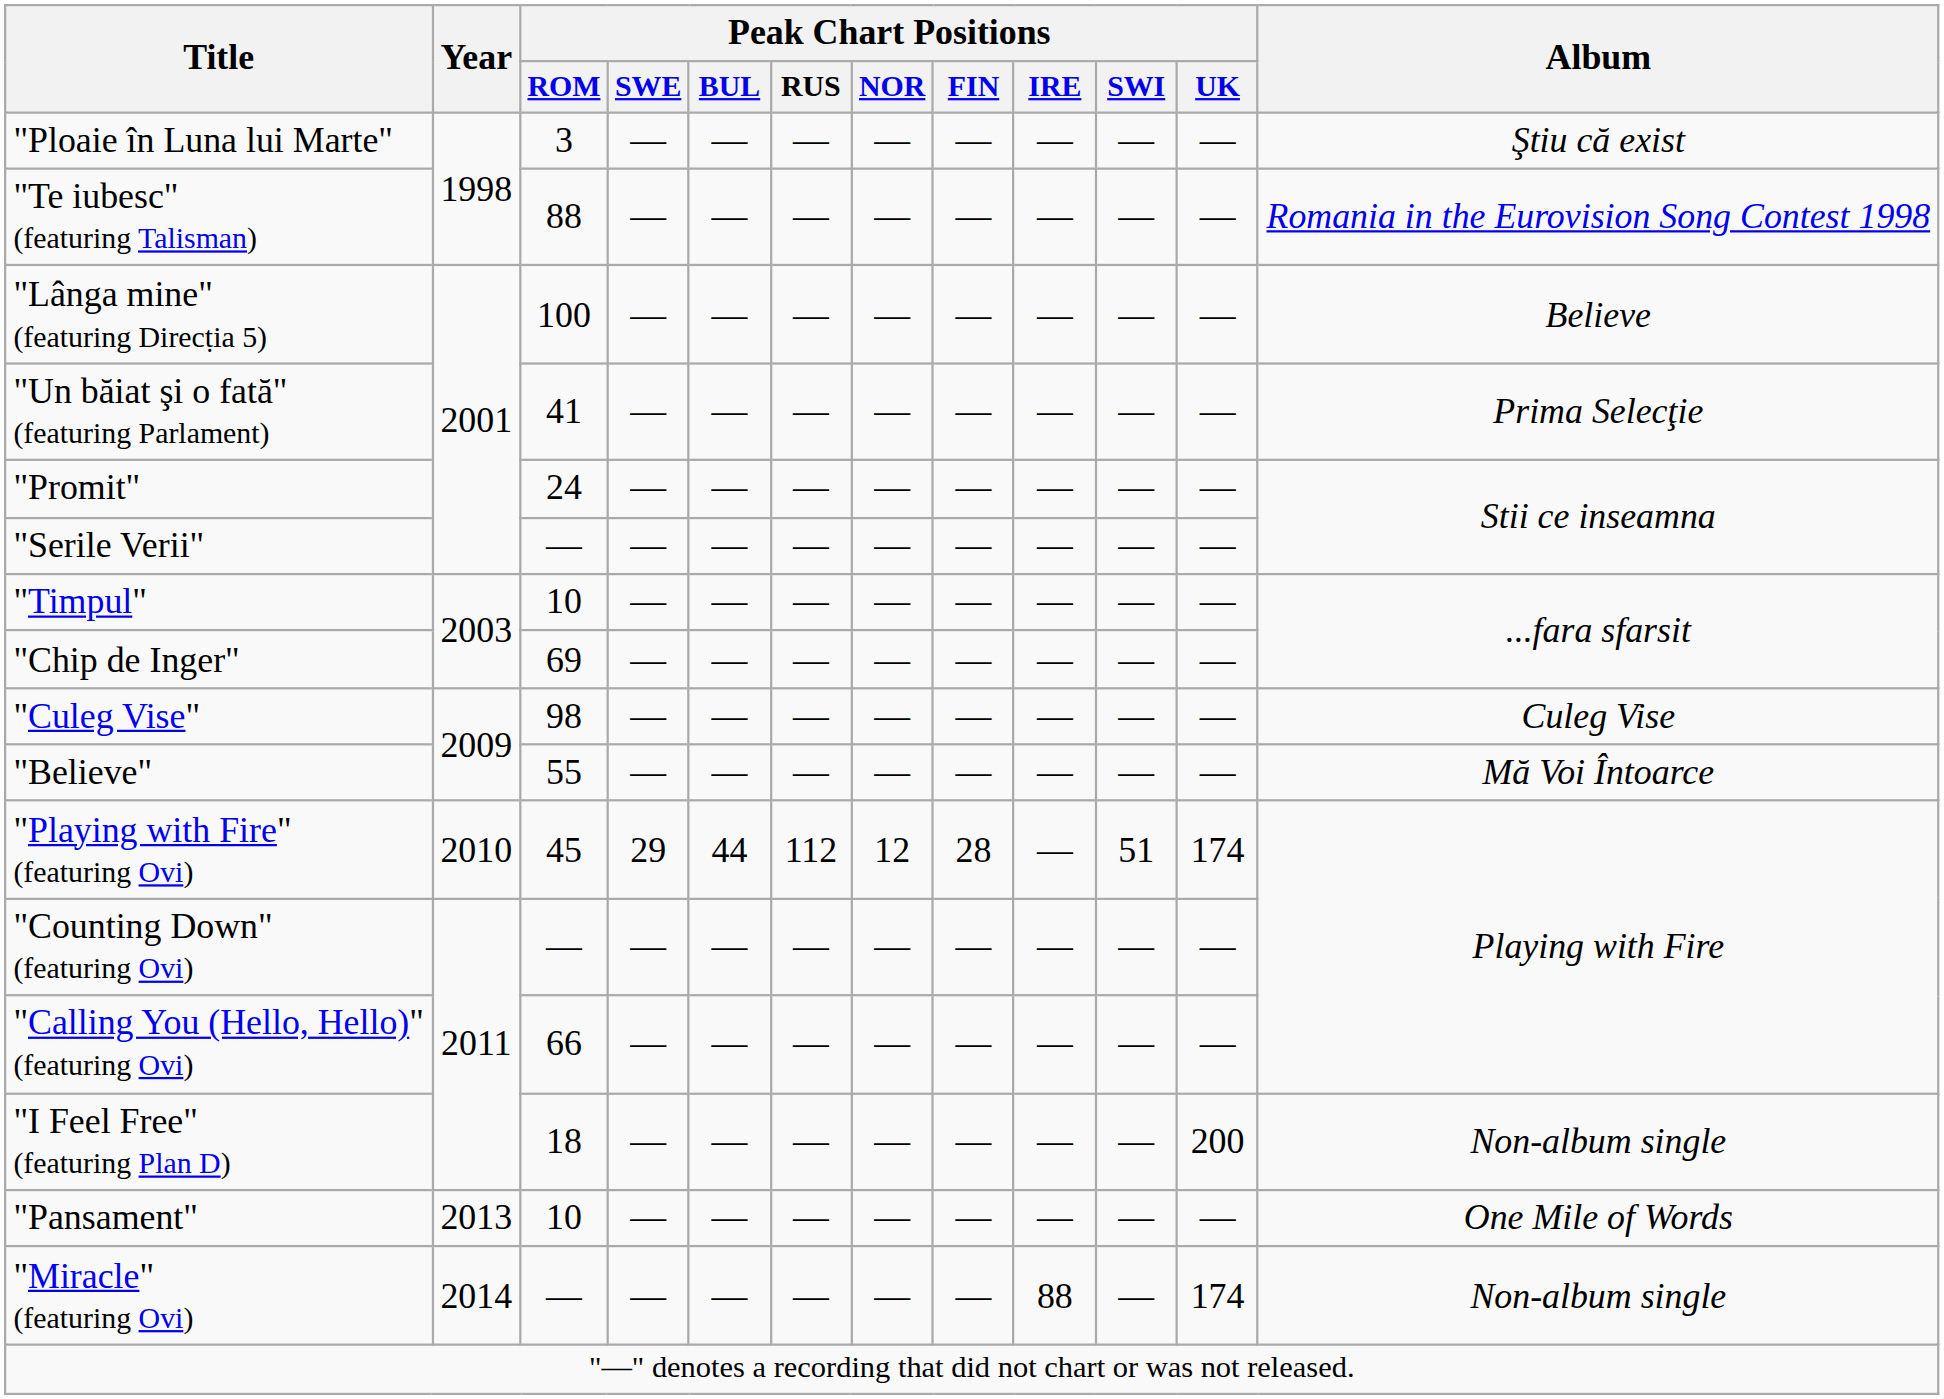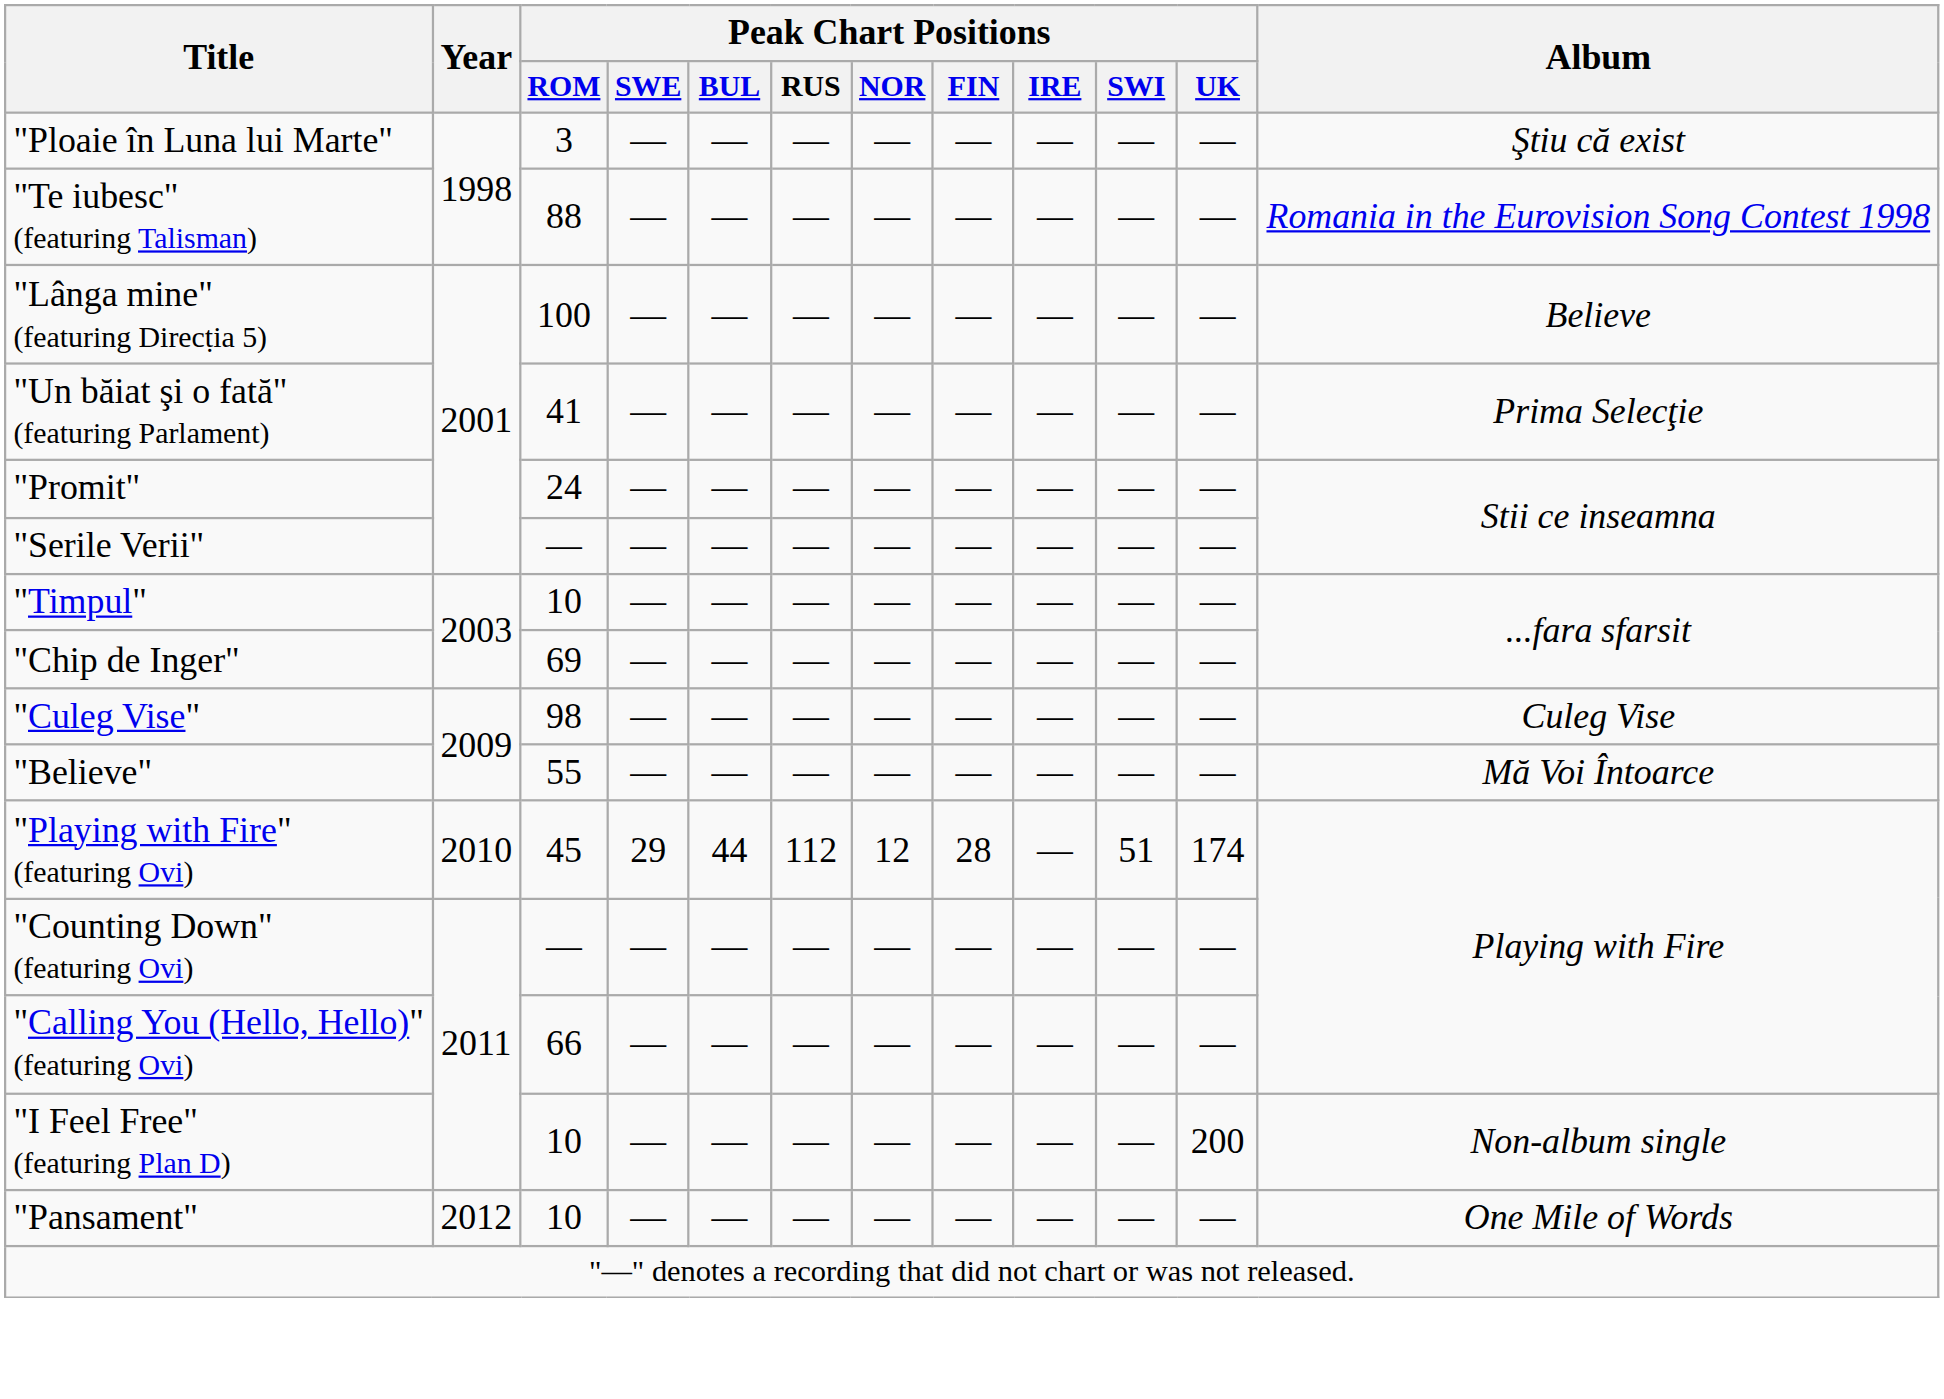(564, 1140) 18 -> (564, 1140) 10
(476, 1217) 2013 -> (476, 1217) 2012
- row: (103, 1294)
